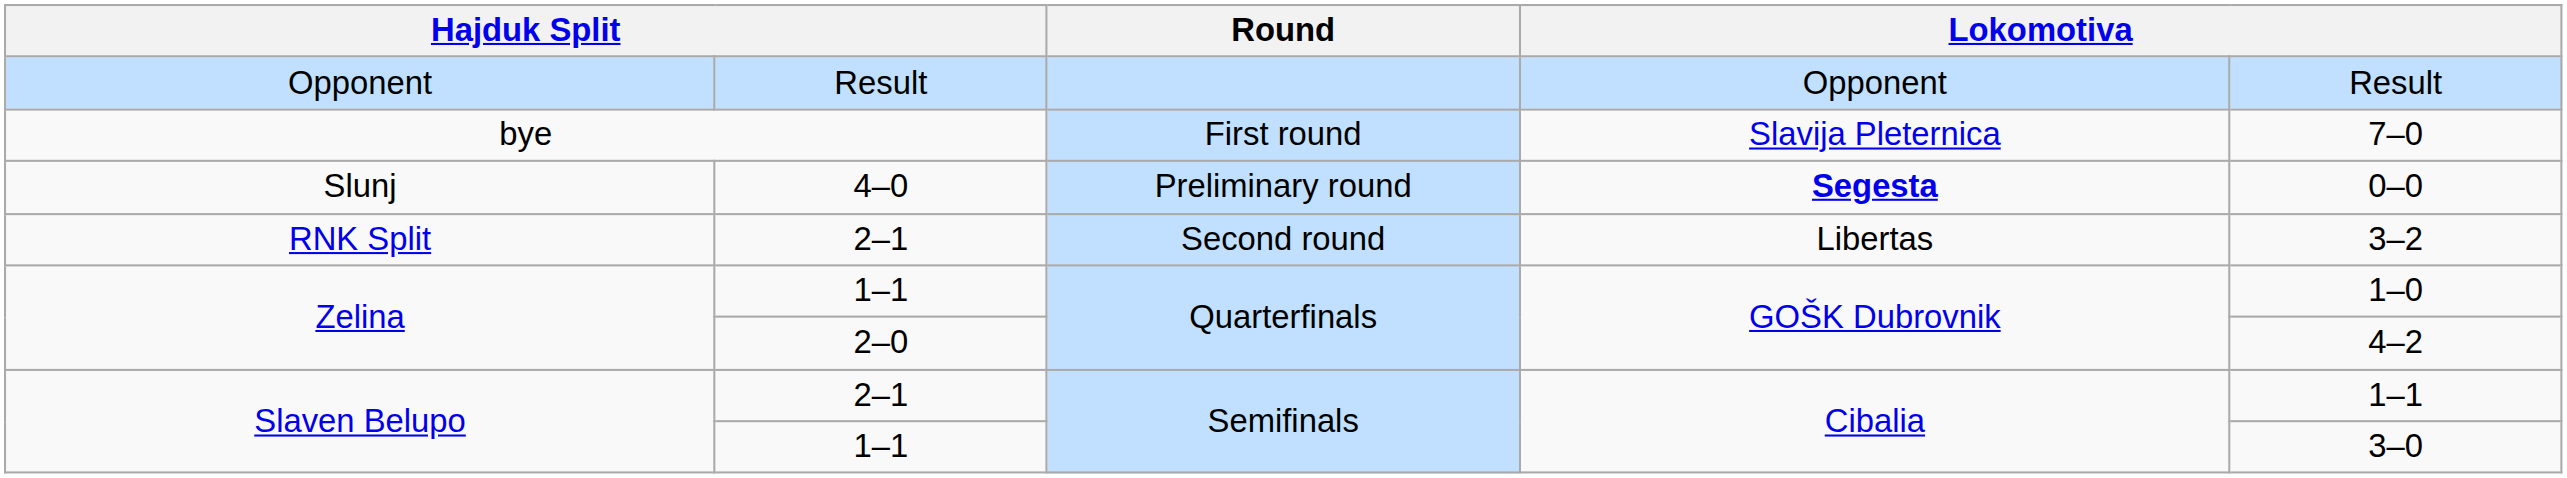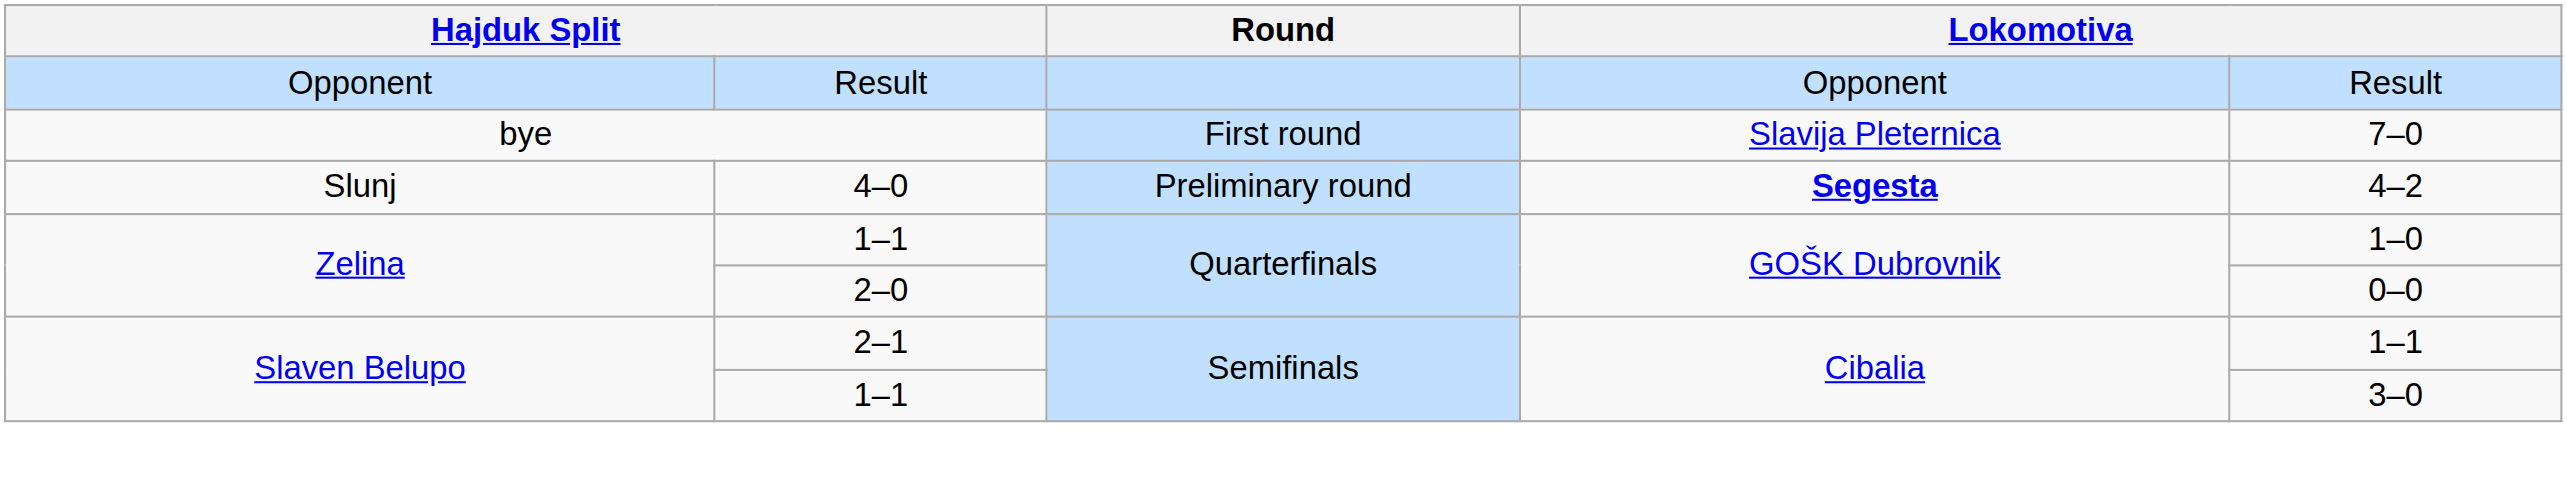(2396, 186) 0–0 -> (2396, 186) 4–2
- row: (360, 238)
(2396, 342) 4–2 -> (2396, 290) 0–0
